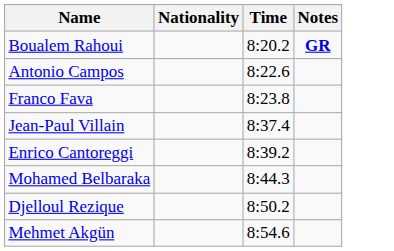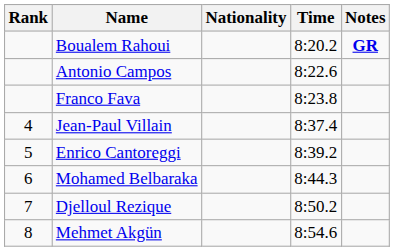+ column: (28, 17)
